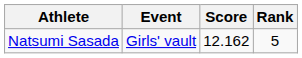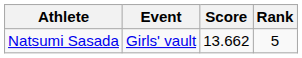(226, 41) 12.162 -> (226, 41) 13.662
